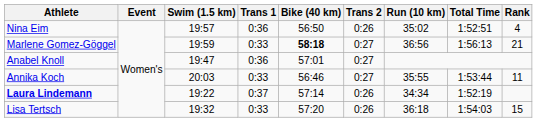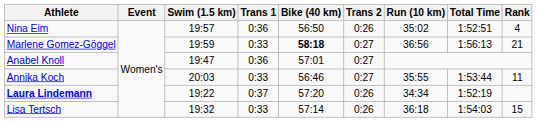(311, 94) 57:14 -> (311, 94) 57:20
(311, 110) 57:20 -> (311, 110) 57:14
